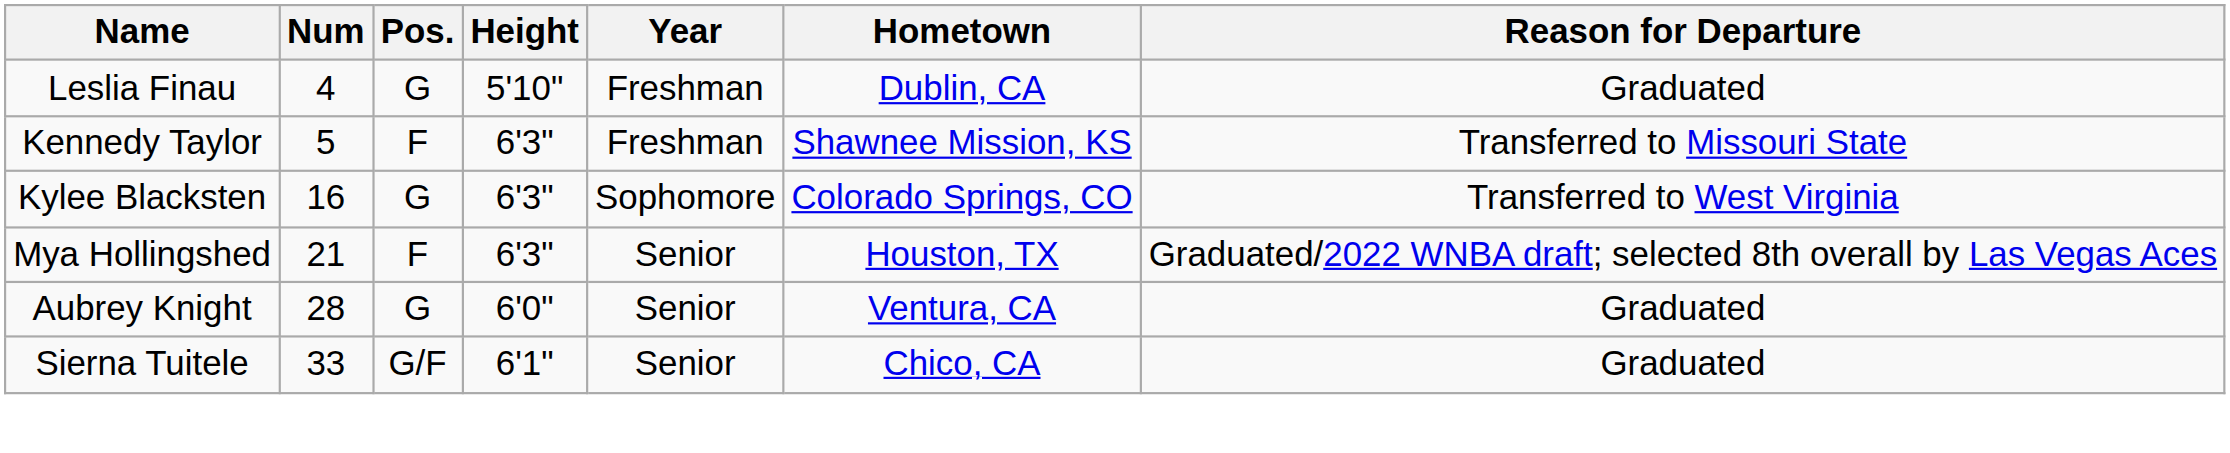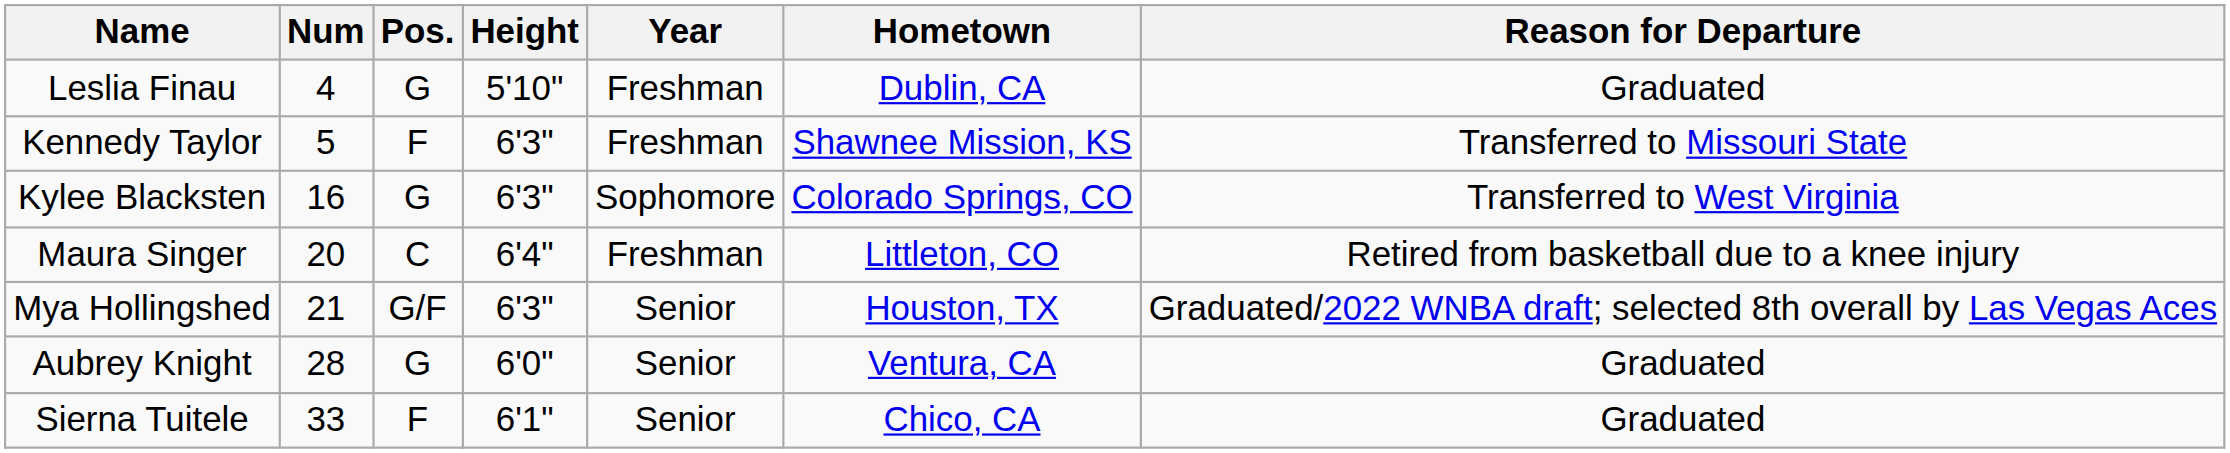+ row: (142, 253)
(417, 253) F -> (418, 308) G/F
(418, 364) G/F -> (417, 419) F
